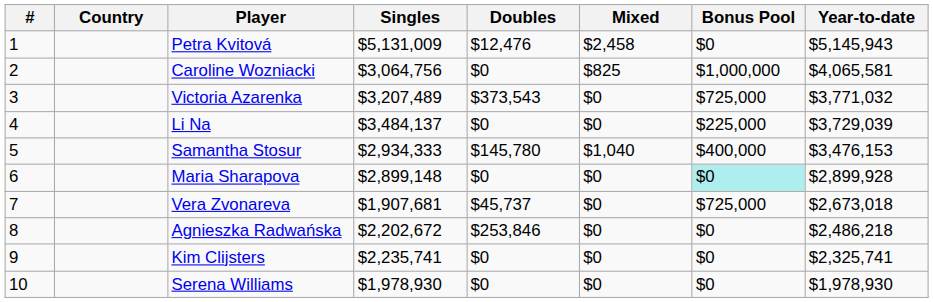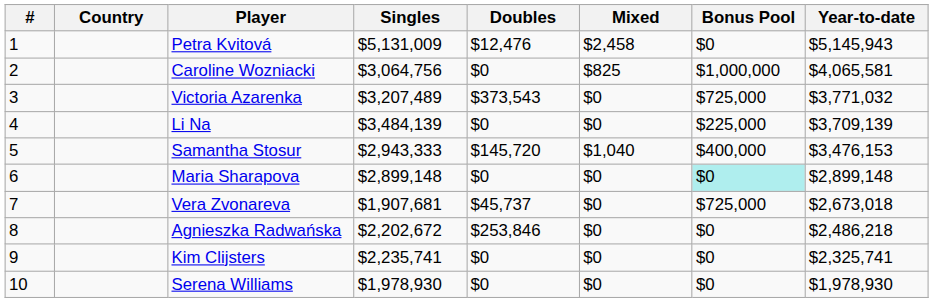(400, 124) $3,484,137 -> (400, 124) $3,484,139
(851, 124) $3,729,039 -> (851, 124) $3,709,139
(400, 151) $2,934,333 -> (400, 151) $2,943,333
(506, 151) $145,780 -> (506, 151) $145,720
(851, 177) $2,899,928 -> (851, 177) $2,899,148
